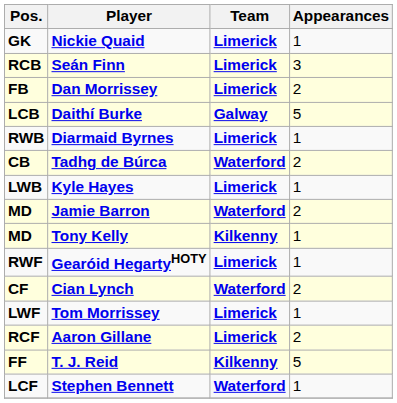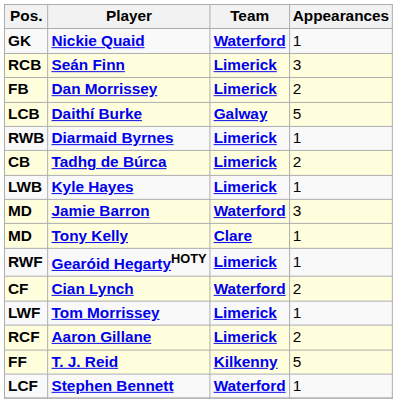(245, 41) Limerick -> (250, 41) Waterford
(250, 162) Waterford -> (245, 162) Limerick
(297, 211) 2 -> (297, 211) 3
(246, 235) Kilkenny -> (233, 235) Clare
